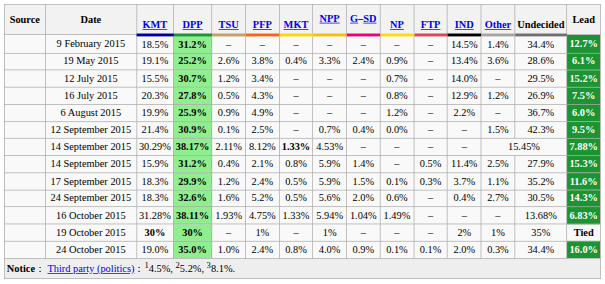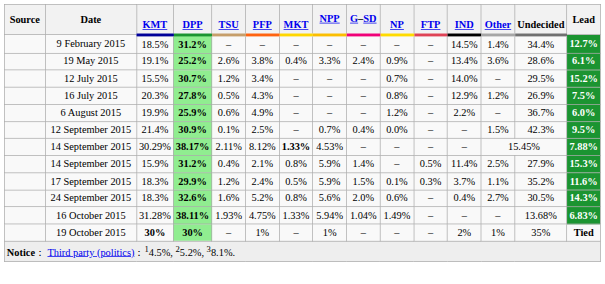(229, 113) 0.9% -> (229, 113) 0.6%
(296, 198) 0.5% -> (296, 198) 0.8%
- row: (91, 250)
